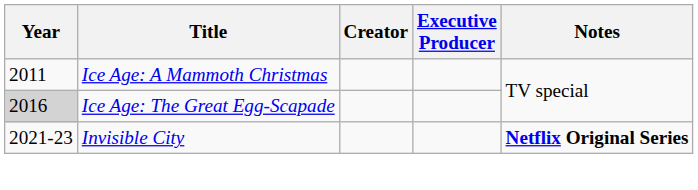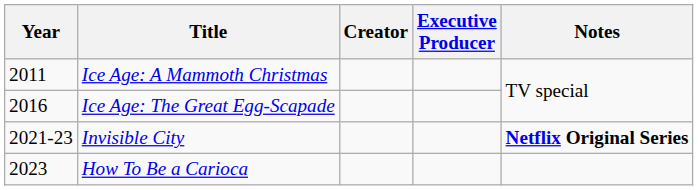(28, 106) lightgrey background -> (28, 106) no background
+ row: (165, 169)
